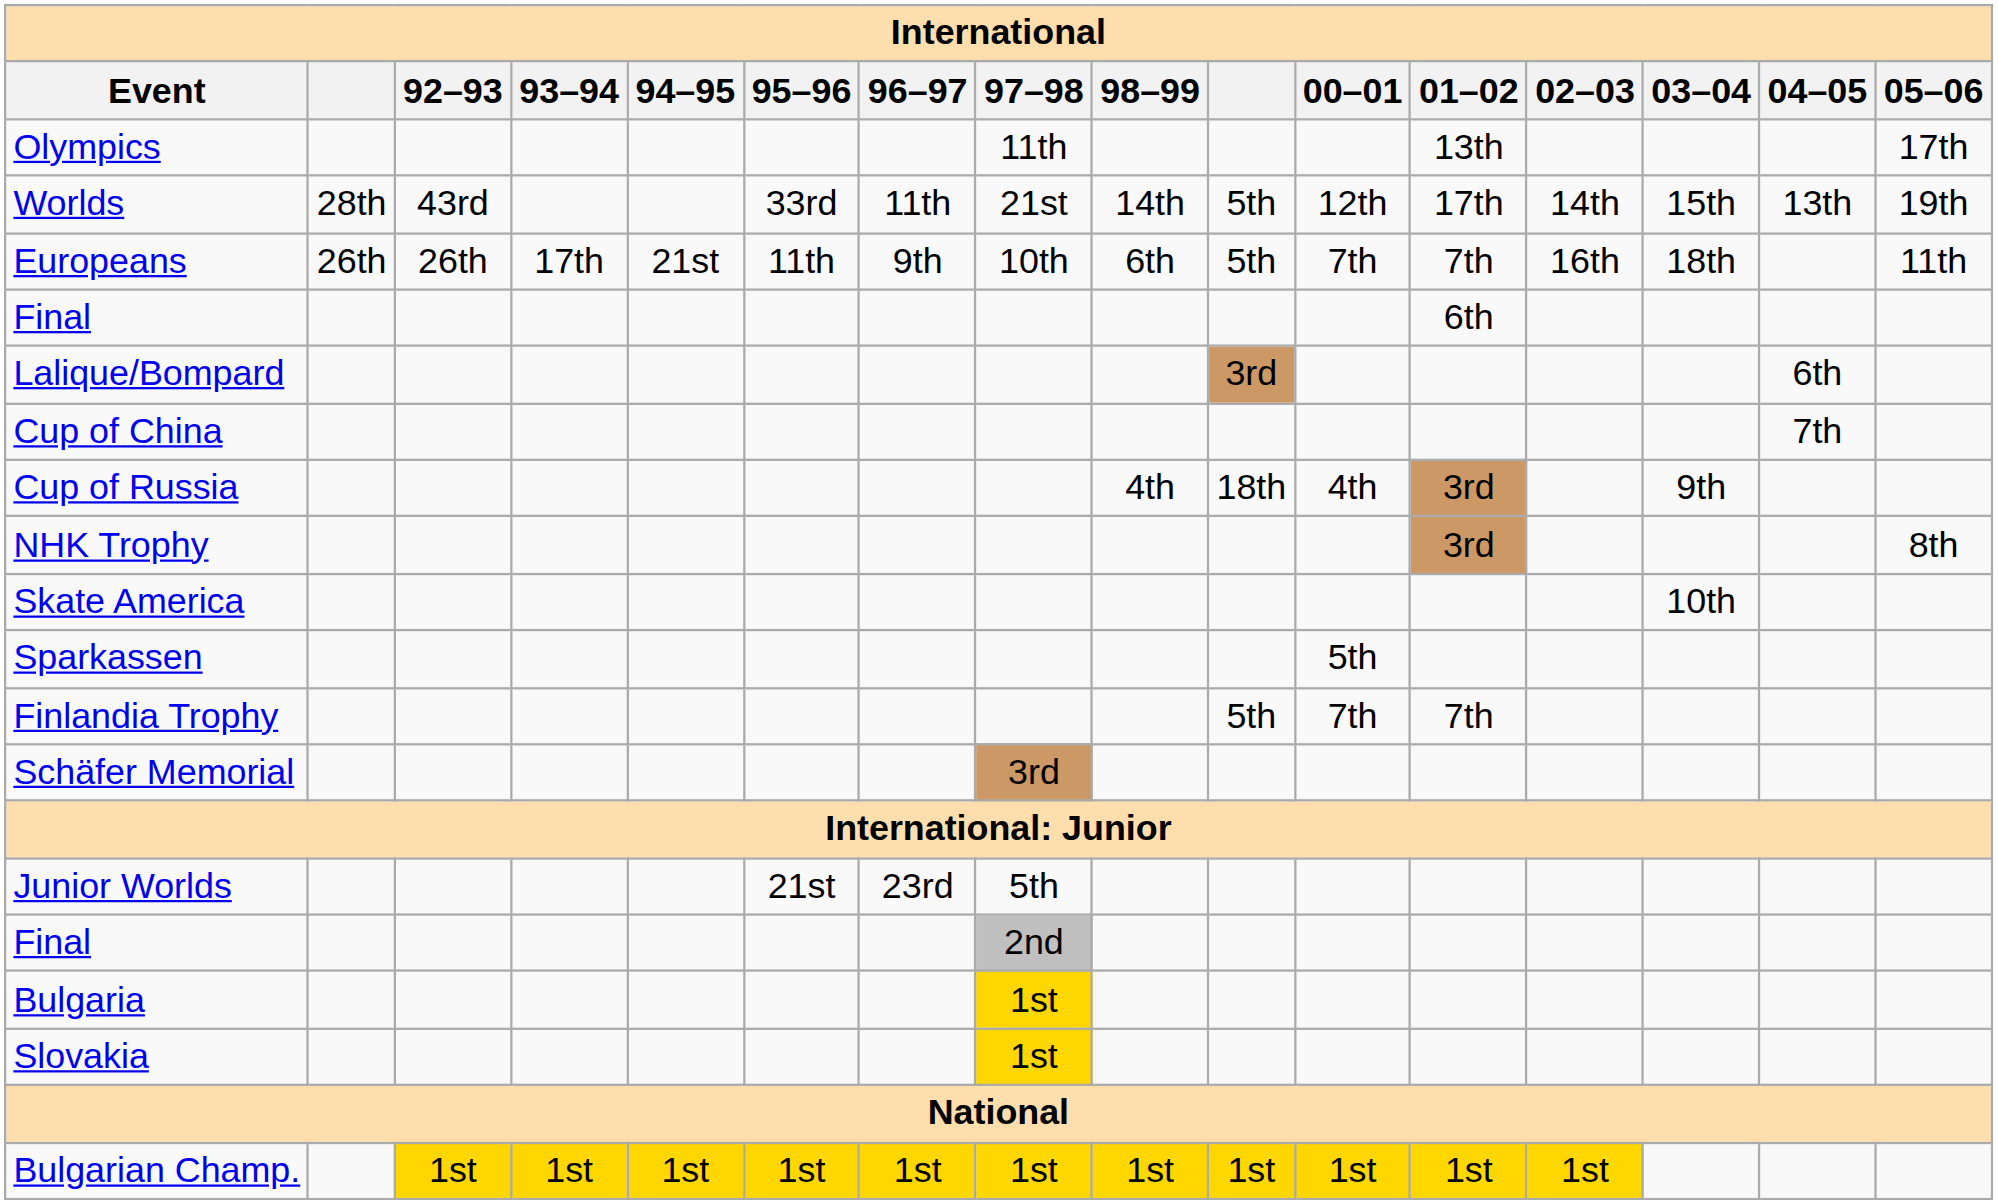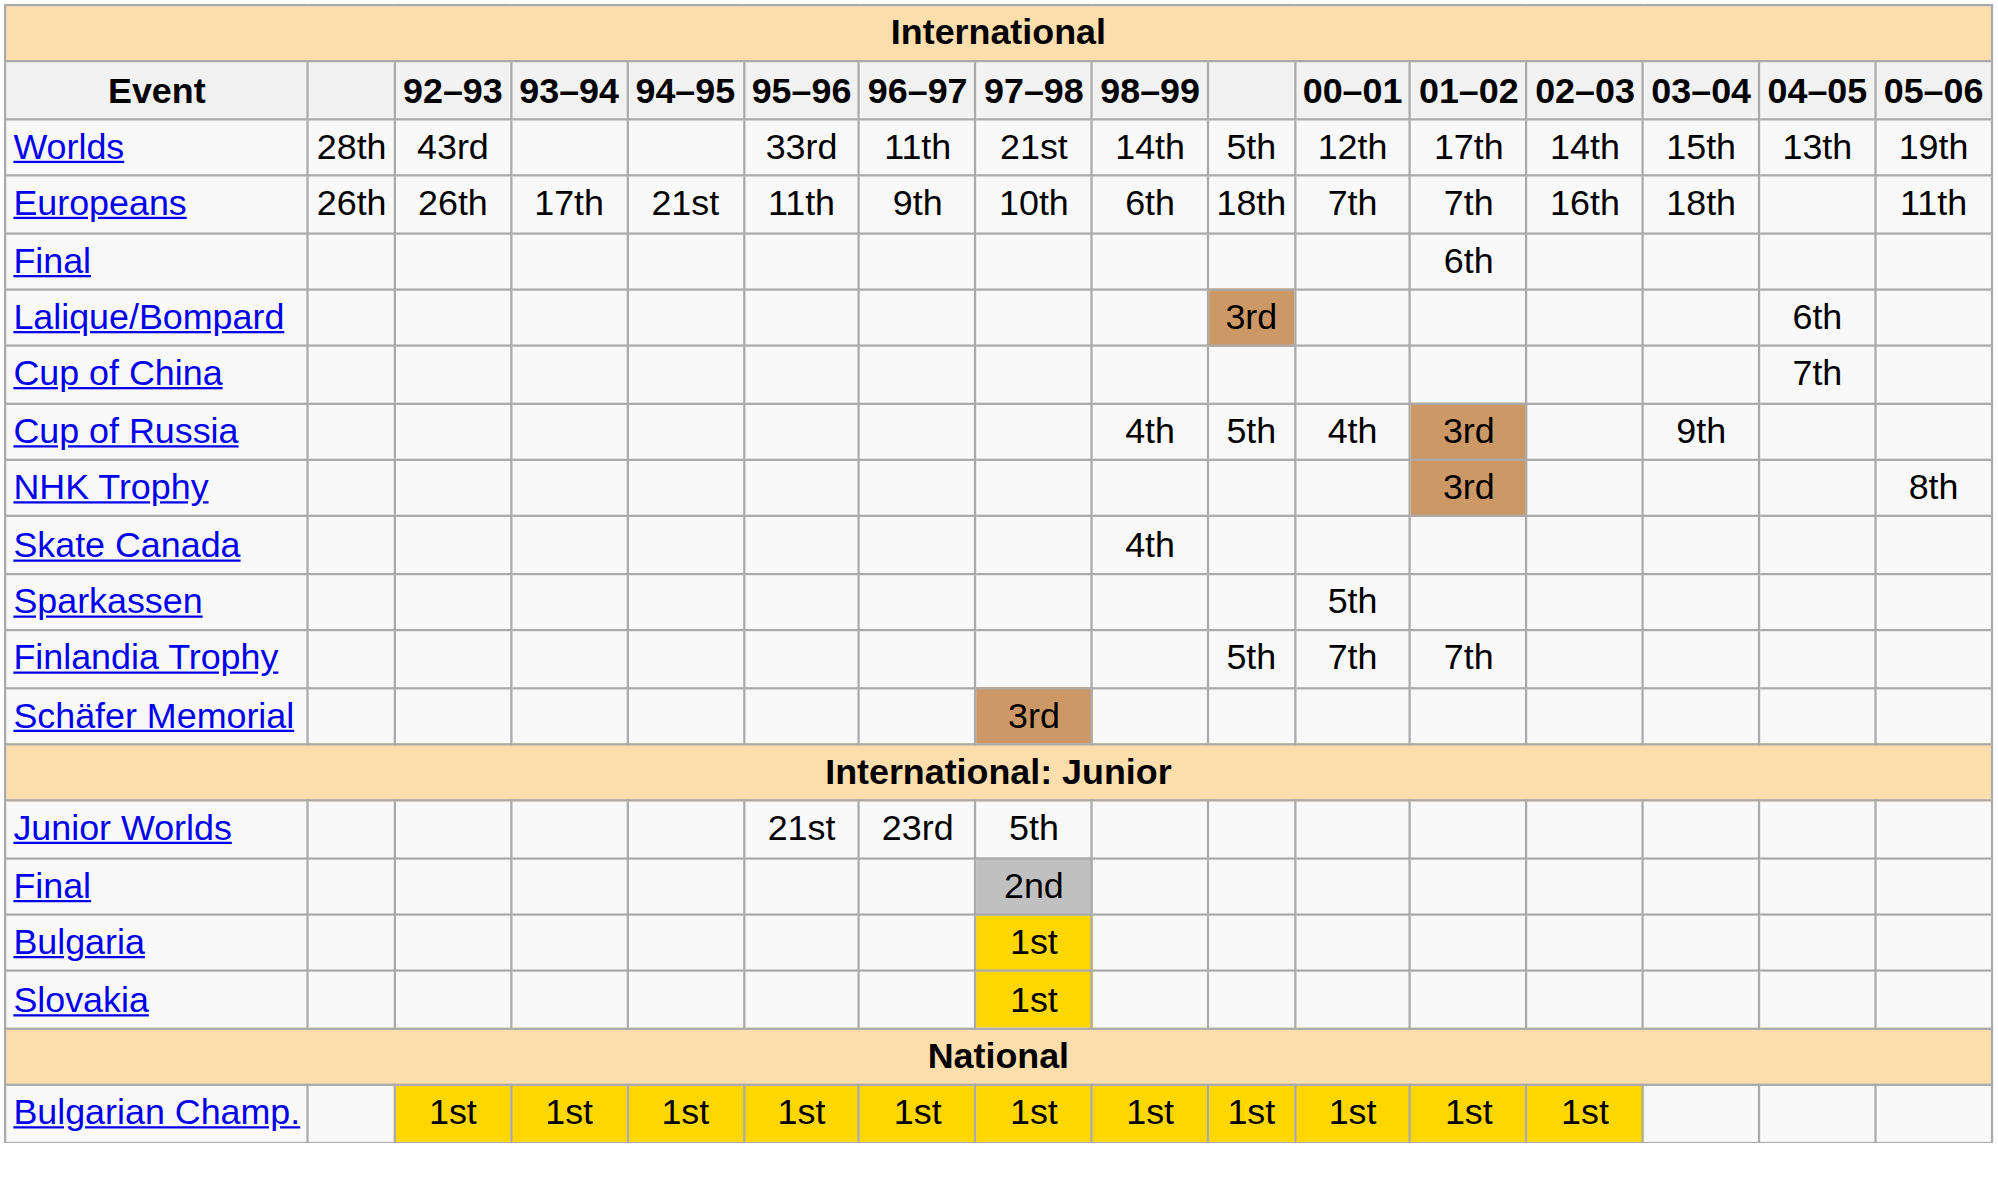- row: (87, 146)
(1251, 260) 5th -> (1251, 203) 18th
(1251, 487) 18th -> (1251, 430) 5th
- row: (129, 601)
+ row: (127, 544)
